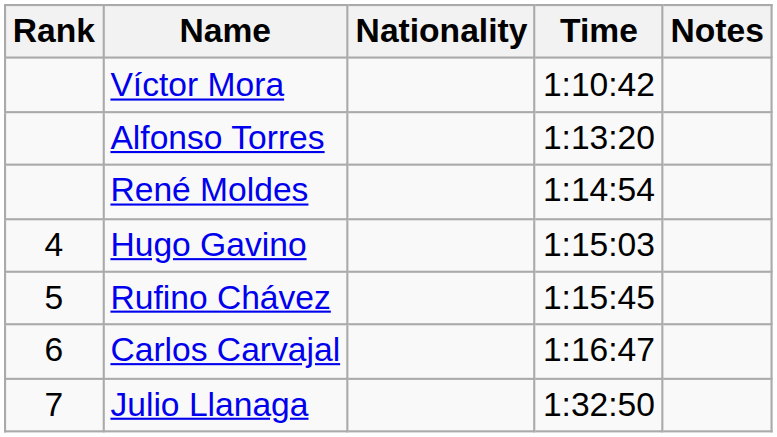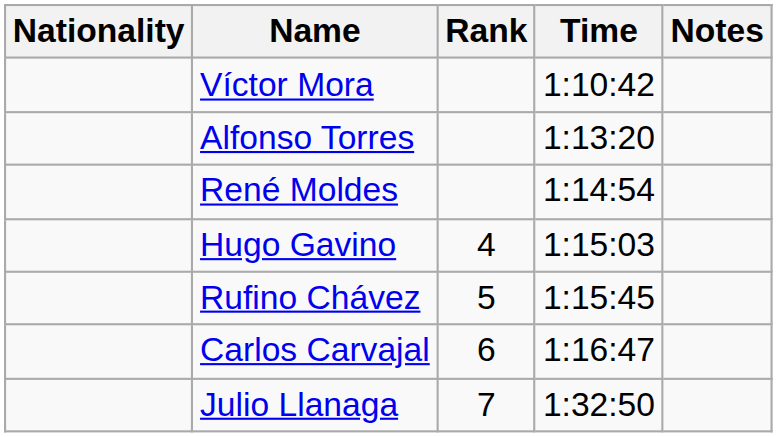columns swapped: (54, 31) <-> (442, 31)
